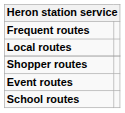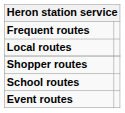rows swapped: (40, 82) <-> (43, 99)
